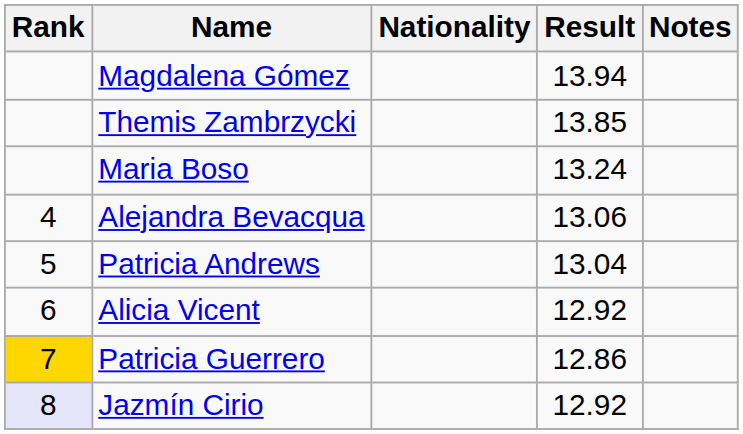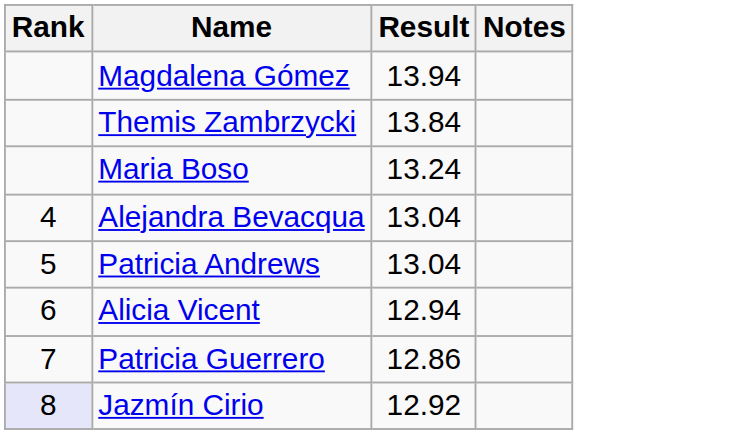- column: (454, 28)
(590, 122) 13.85 -> (424, 122) 13.84
(590, 216) 13.06 -> (424, 216) 13.04
(590, 311) 12.92 -> (424, 311) 12.94
(48, 358) gold background -> (48, 358) no background
